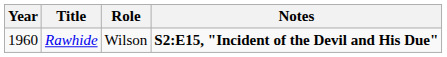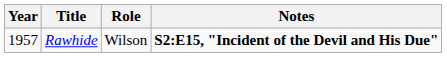(23, 40) 1960 -> (23, 40) 1957
